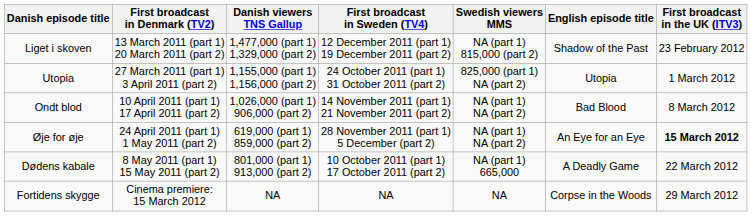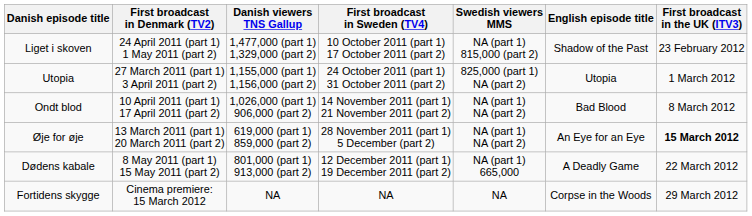(170, 48) 13 March 2011 (part 1) 20 March 2011 (part 2) -> (170, 48) 24 April 2011 (part 1) 1 May 2011 (part 2)
(386, 48) 12 December 2011 (part 1) 19 December 2011 (part 2) -> (386, 48) 10 October 2011 (part 1) 17 October 2011 (part 2)
(170, 137) 24 April 2011 (part 1) 1 May 2011 (part 2) -> (170, 137) 13 March 2011 (part 1) 20 March 2011 (part 2)
(386, 166) 10 October 2011 (part 1) 17 October 2011 (part 2) -> (386, 166) 12 December 2011 (part 1) 19 December 2011 (part 2)
